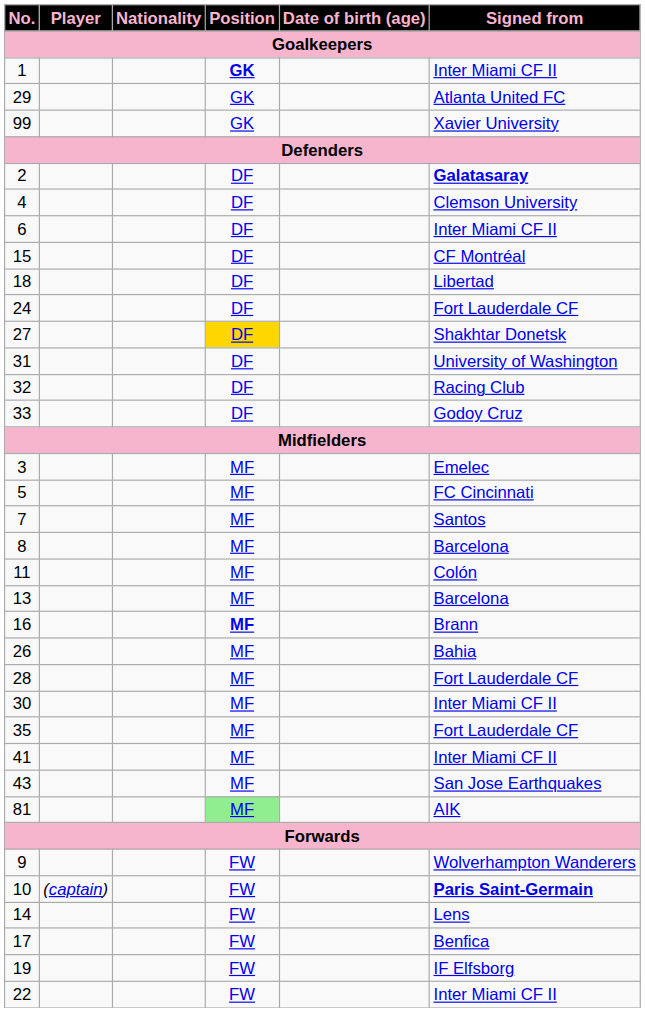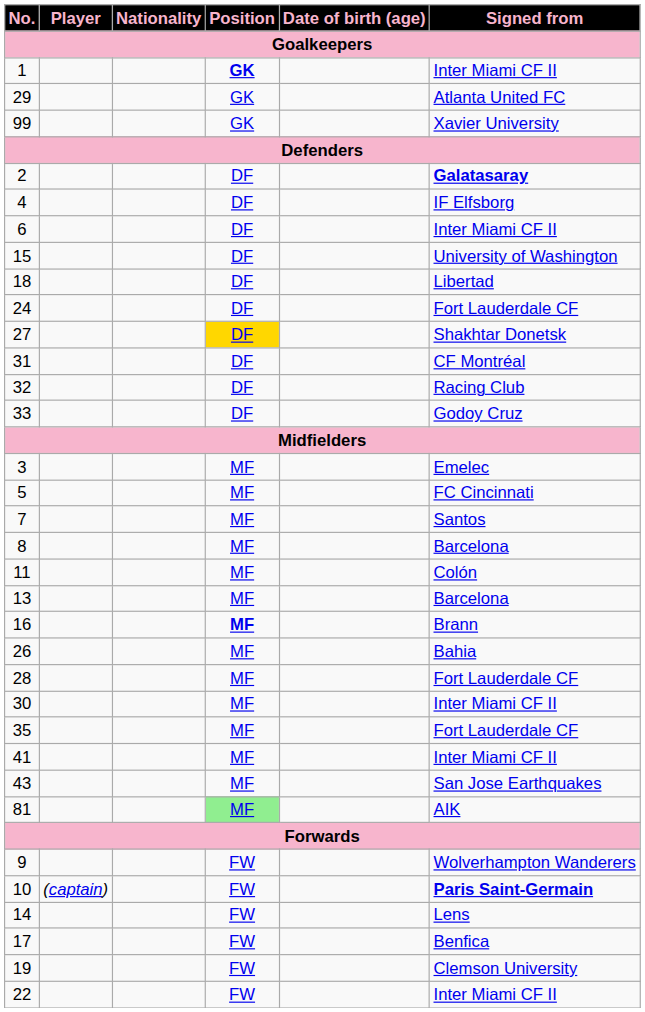(505, 203) Clemson University -> (474, 203) IF Elfsborg
(479, 256) CF Montréal -> (526, 256) University of Washington
(526, 361) University of Washington -> (479, 361) CF Montréal
(474, 968) IF Elfsborg -> (505, 968) Clemson University
